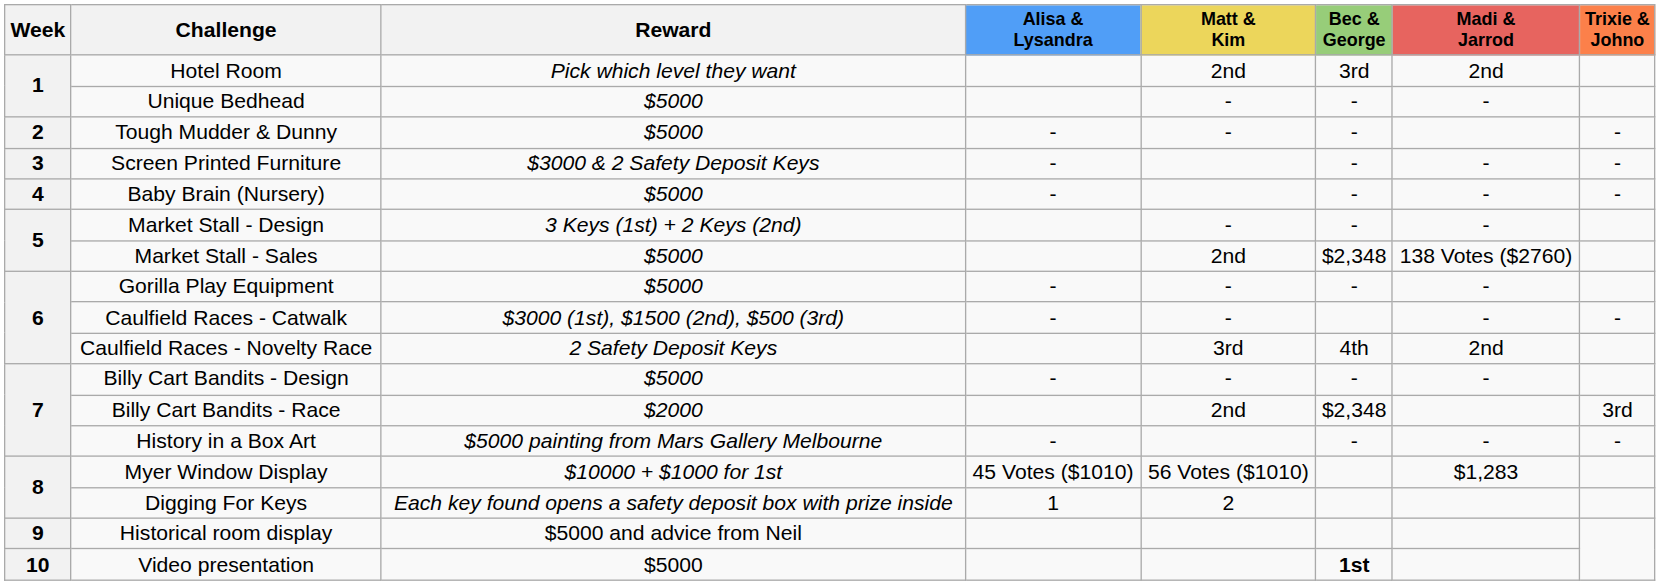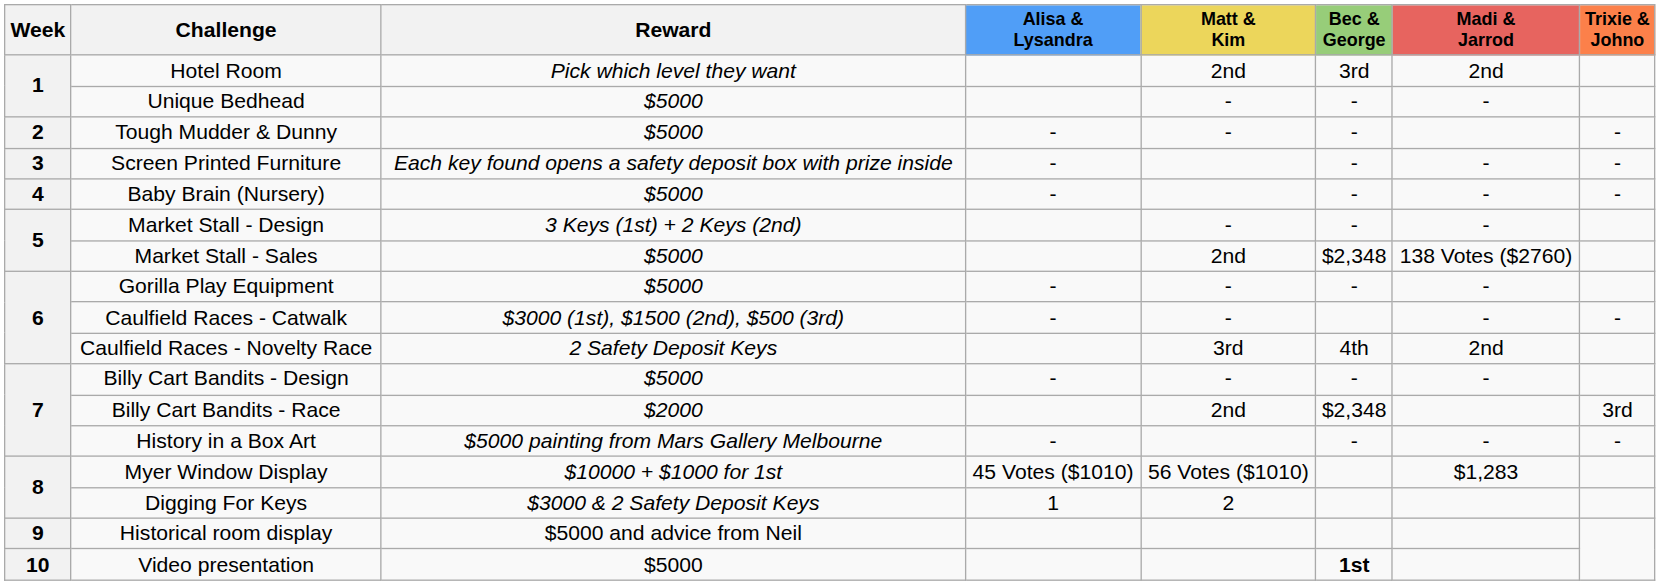(673, 163) $3000 & 2 Safety Deposit Keys -> (673, 163) Each key found opens a safety deposit box with prize inside
(673, 502) Each key found opens a safety deposit box with prize inside -> (673, 502) $3000 & 2 Safety Deposit Keys
